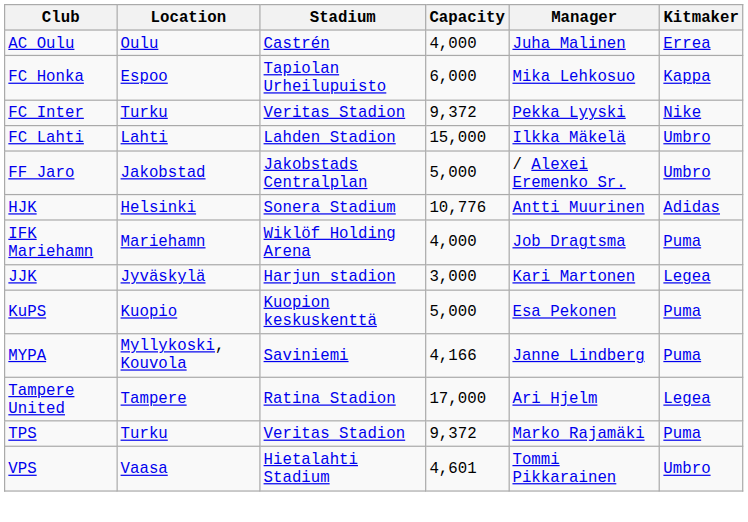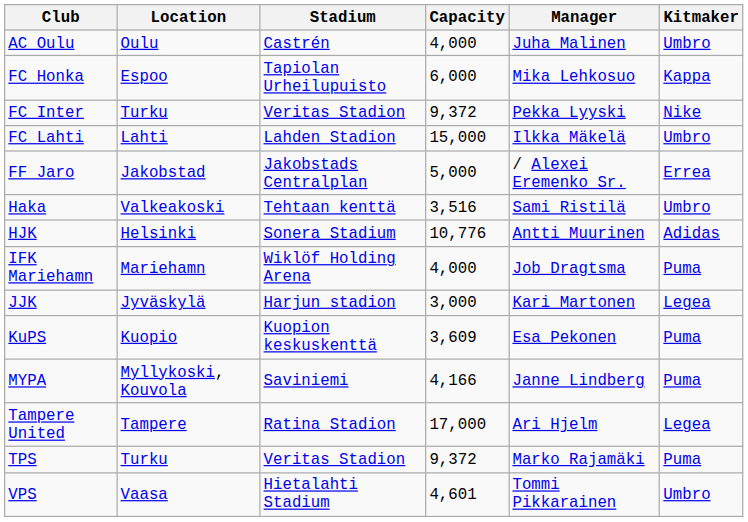(687, 43) Errea -> (687, 43) Umbro
(687, 173) Umbro -> (687, 173) Errea
+ row: (27, 208)
(453, 312) 5,000 -> (453, 337) 3,609
